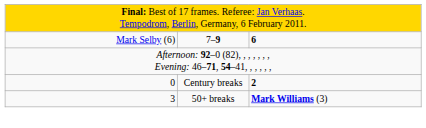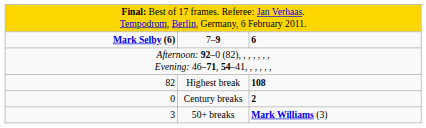(146, 40) normal -> (144, 40) bold
+ row: (213, 83)
